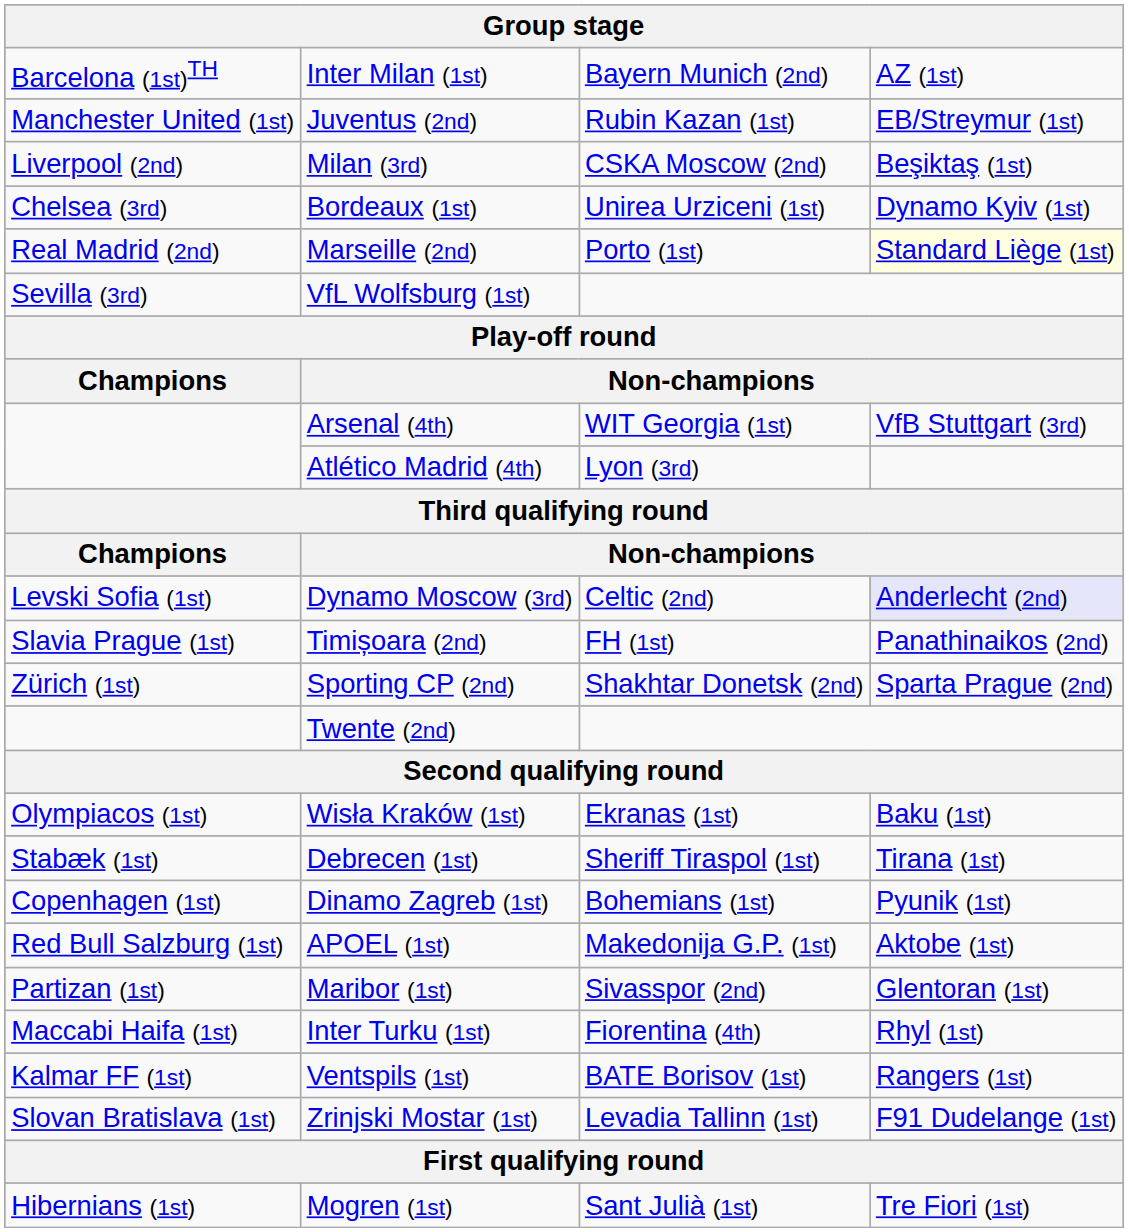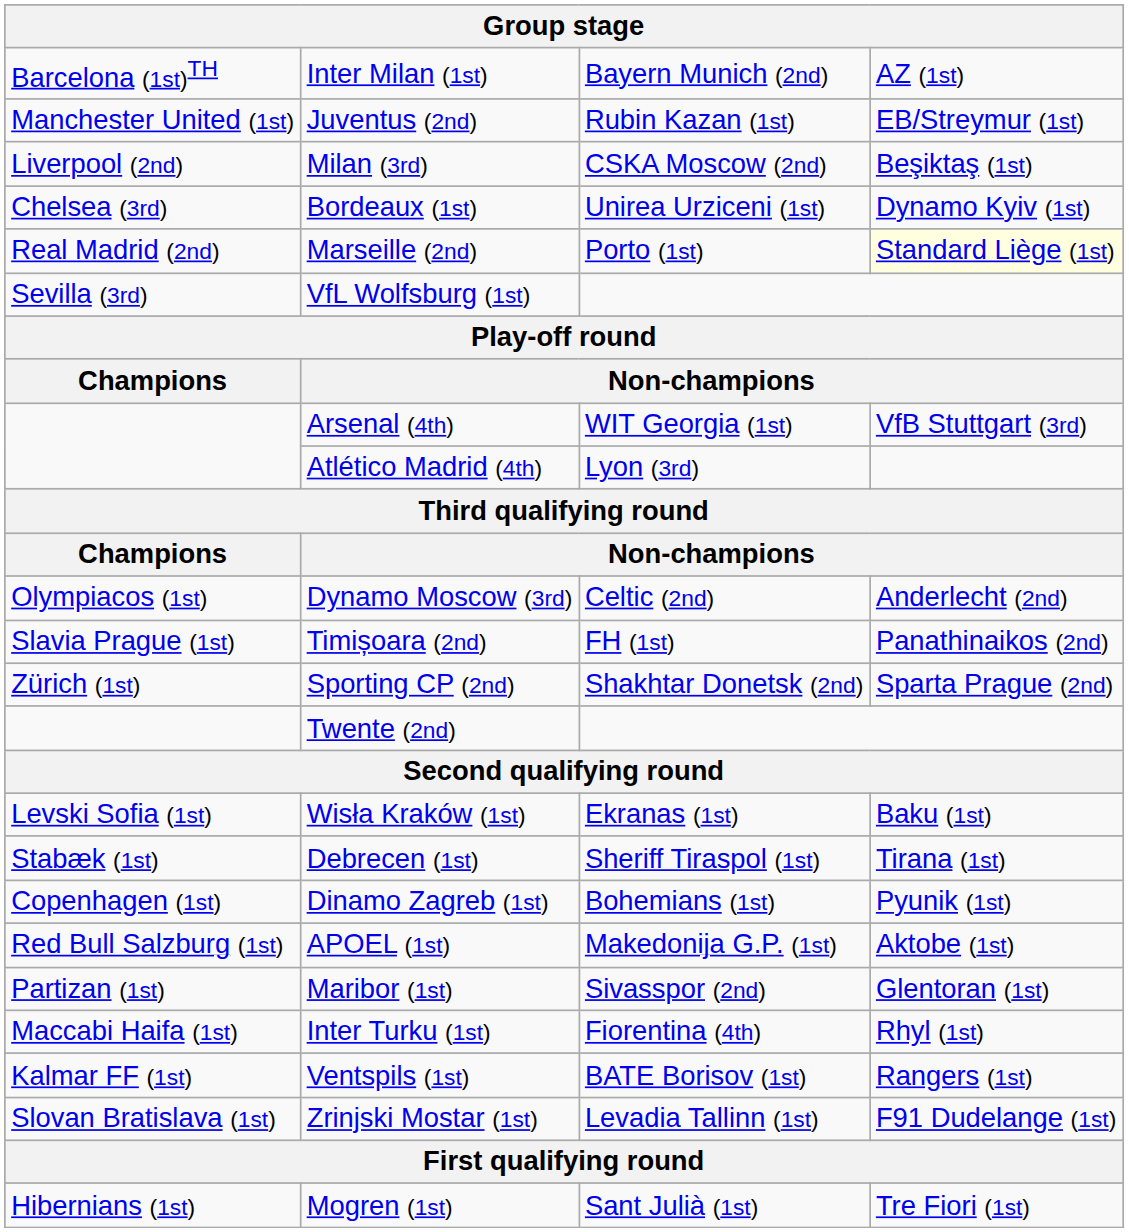(112, 597) Levski Sofia (1st) -> (109, 597) Olympiacos (1st)
(972, 597) lavender background -> (972, 597) no background
(109, 814) Olympiacos (1st) -> (112, 814) Levski Sofia (1st)
